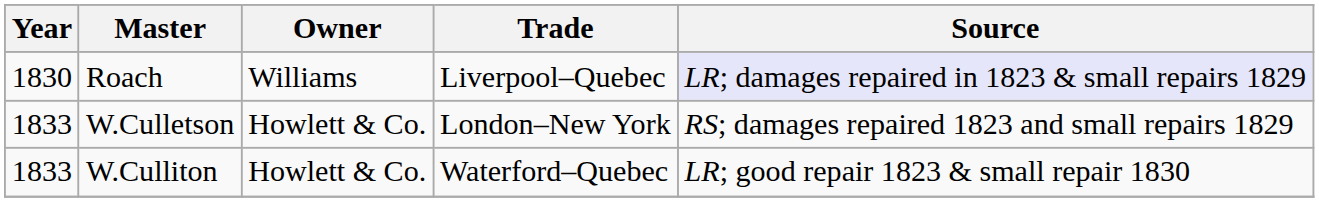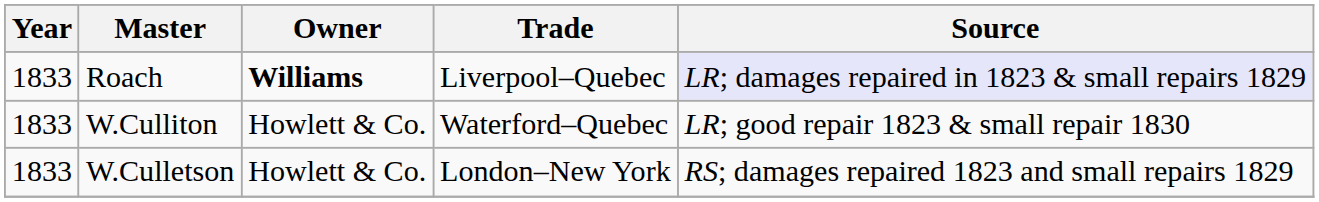(42, 76) 1830 -> (42, 76) 1833
(303, 76) normal -> (306, 76) bold
rows swapped: (152, 171) <-> (160, 123)
